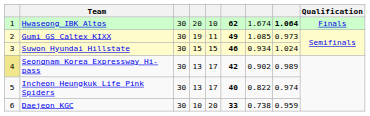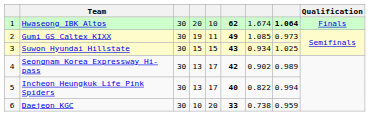(233, 49) 46 -> (233, 49) 43
(286, 49) 1.024 -> (286, 49) 1.025
(12, 66) khaki background -> (12, 66) no background
(286, 88) 0.974 -> (286, 88) 0.994
